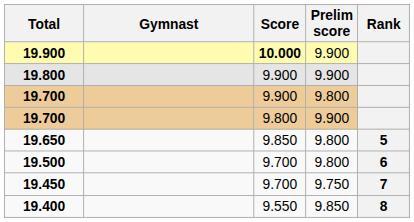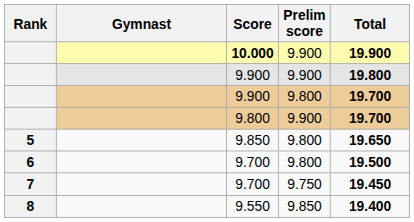columns swapped: (384, 23) <-> (44, 23)
